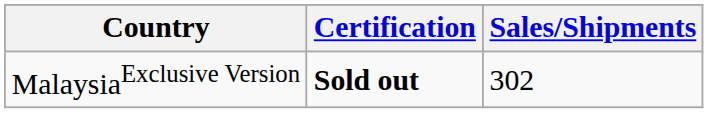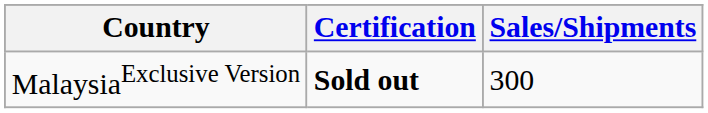(512, 79) 302 -> (512, 79) 300
